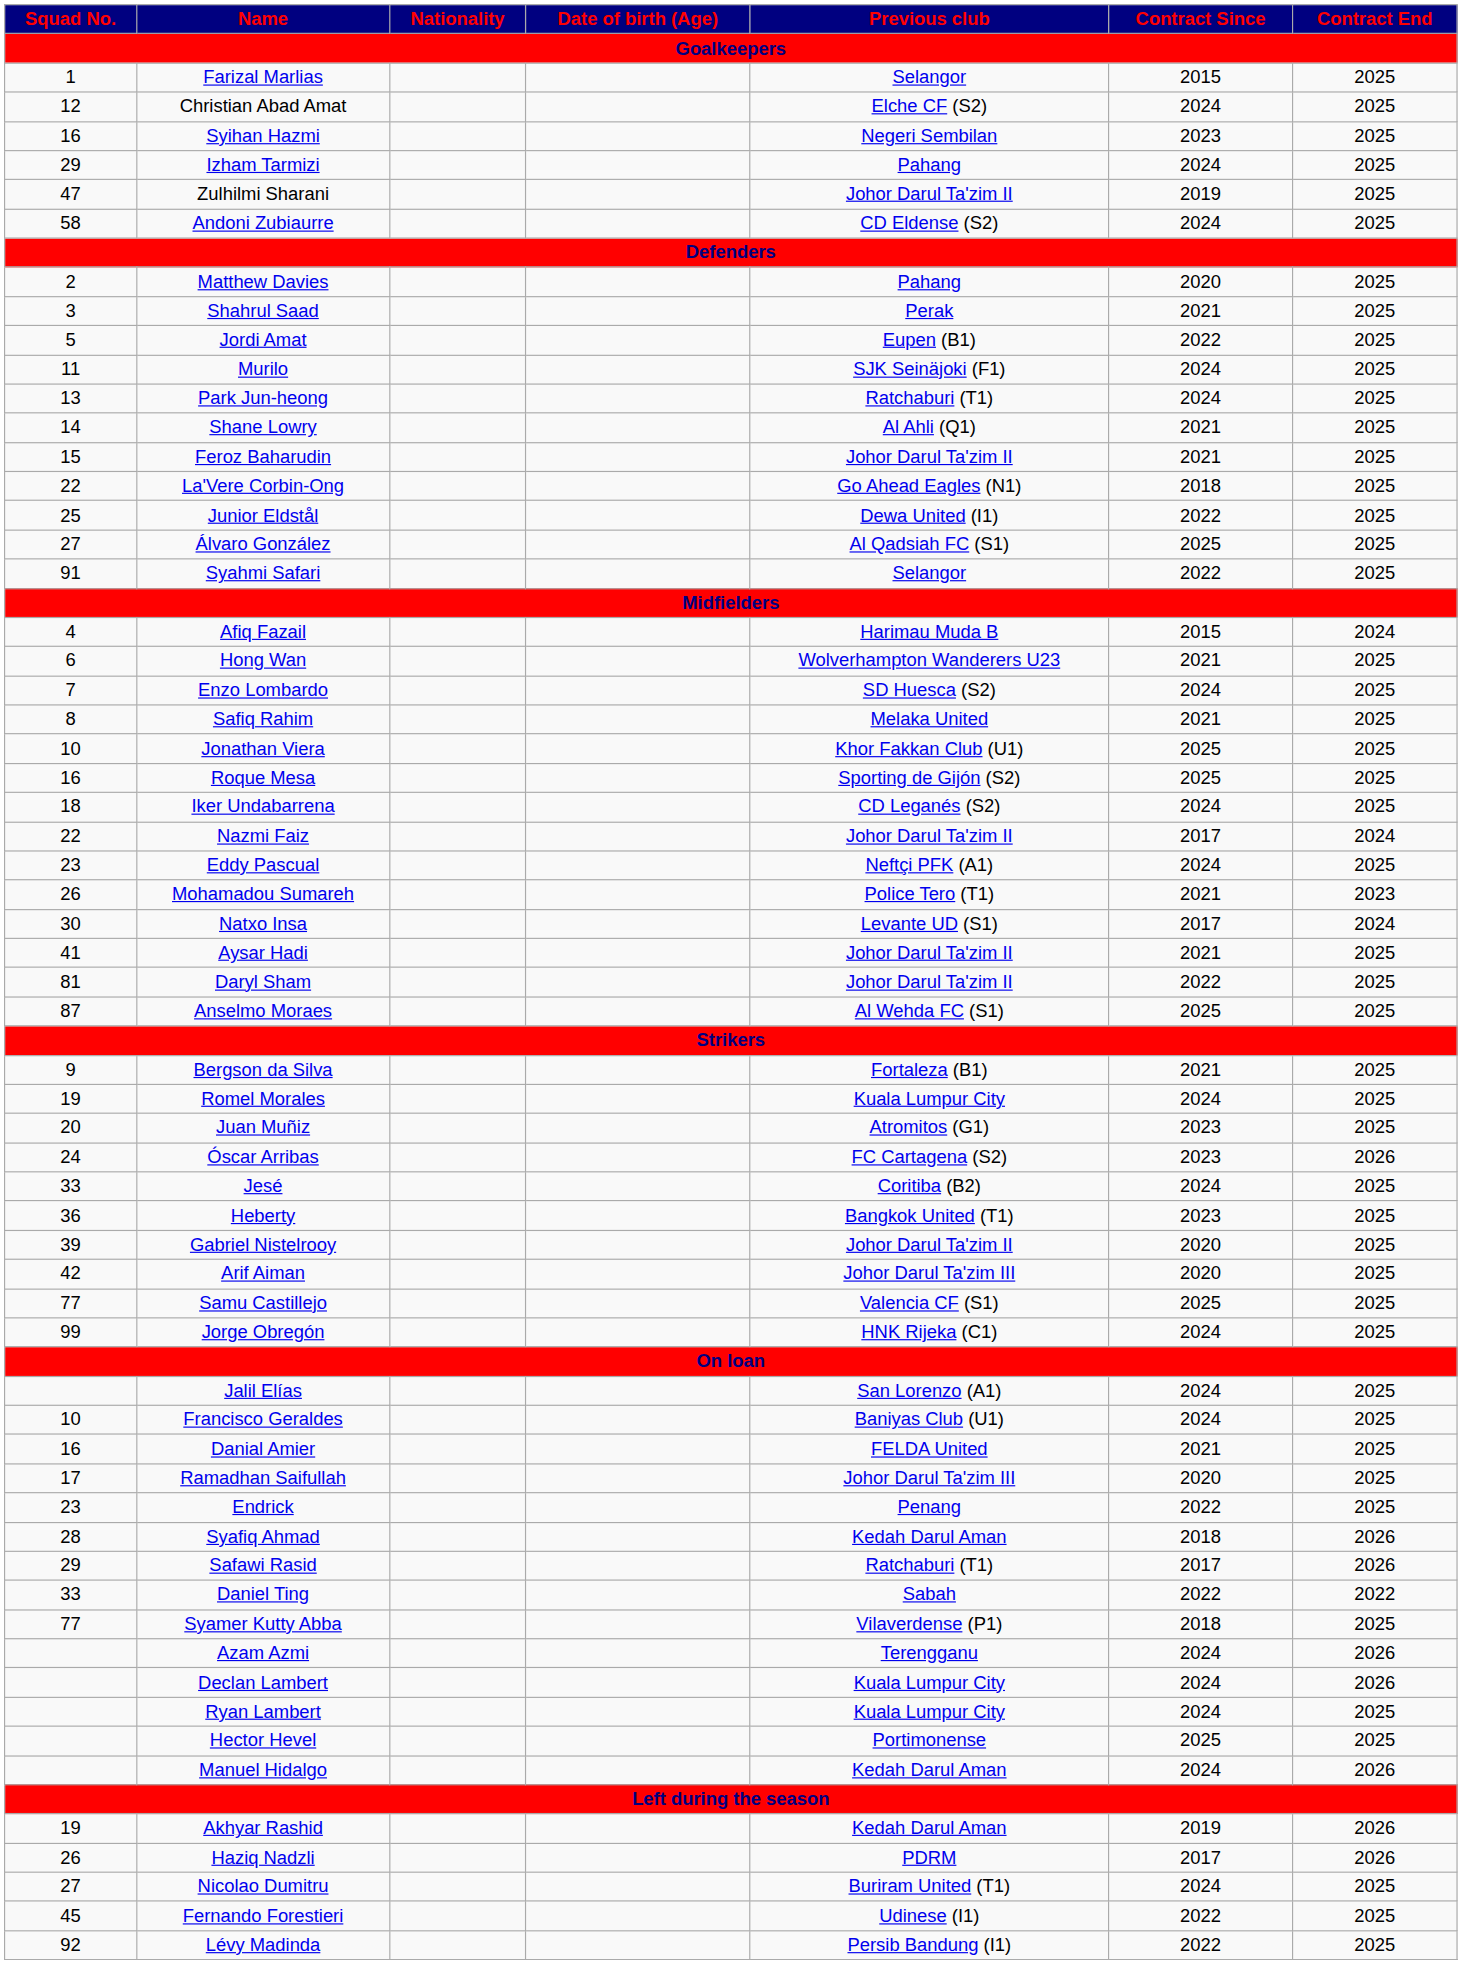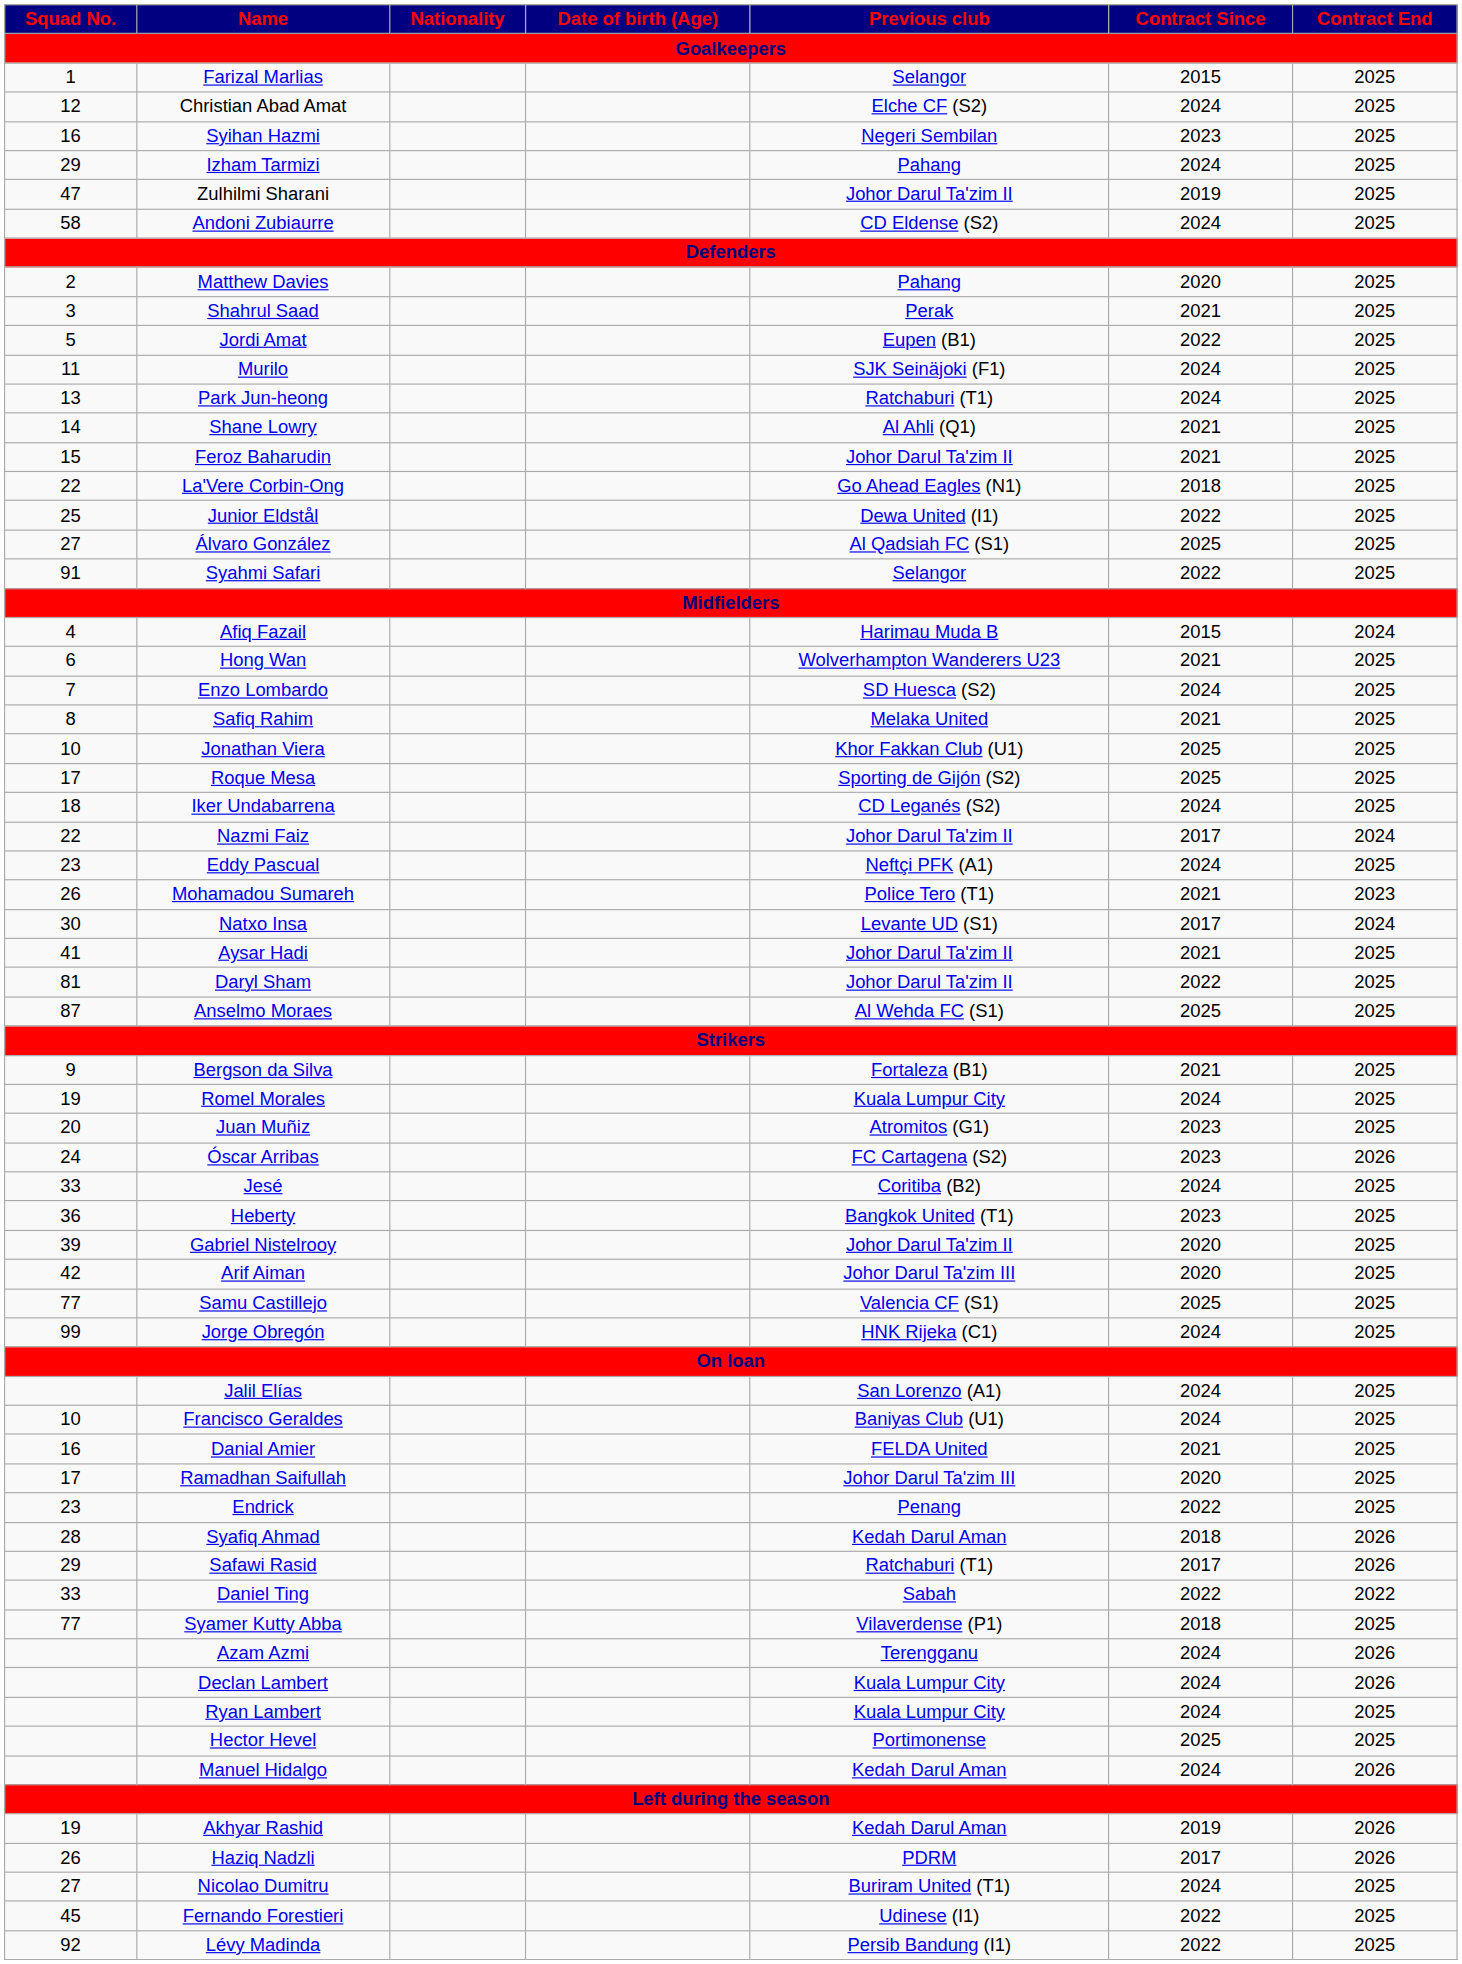(71, 777) 16 -> (71, 777) 17
